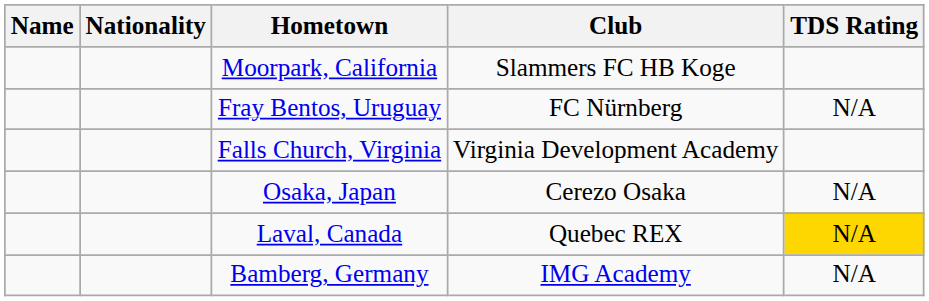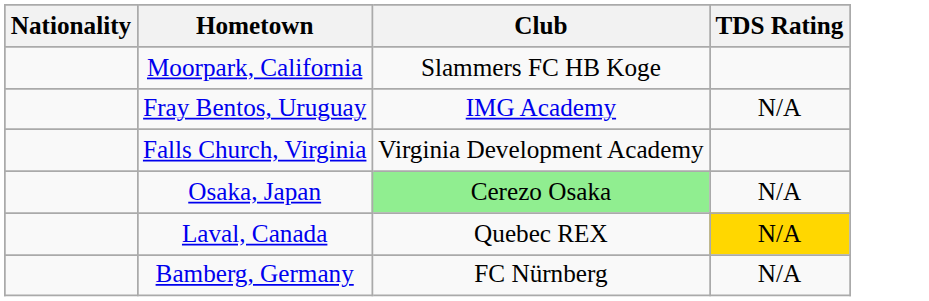- column: (42, 25)
(616, 108) FC Nürnberg -> (541, 108) IMG Academy
(616, 191) no background -> (541, 191) lightgreen background
(616, 275) IMG Academy -> (541, 275) FC Nürnberg
